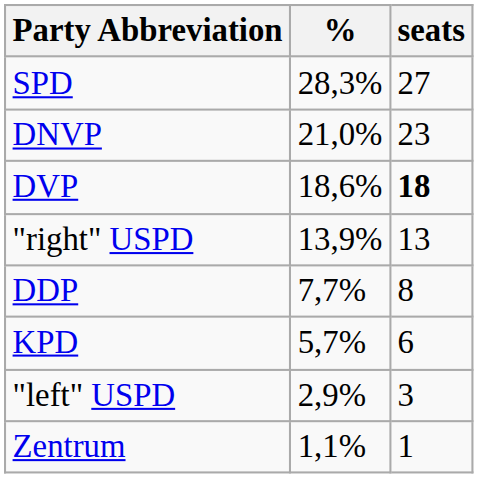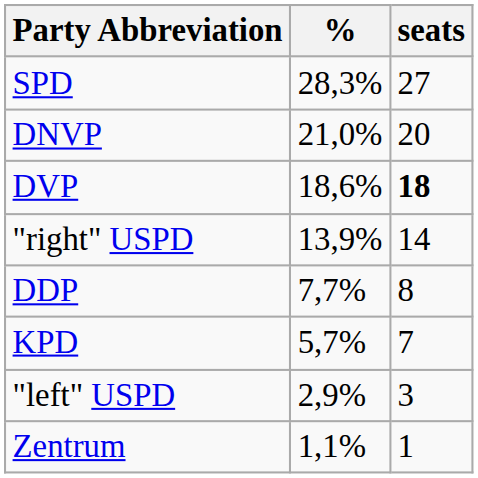(414, 134) 23 -> (414, 134) 20
(414, 238) 13 -> (414, 238) 14
(406, 342) 6 -> (406, 342) 7
